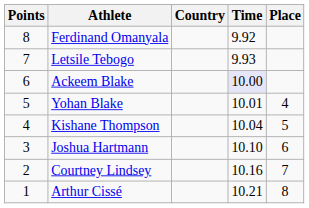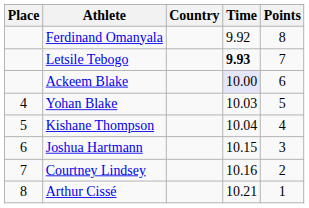columns swapped: (285, 15) <-> (26, 15)
(244, 59) normal -> (238, 59) bold
(247, 103) 10.01 -> (242, 103) 10.03
(247, 147) 10.10 -> (242, 147) 10.15
